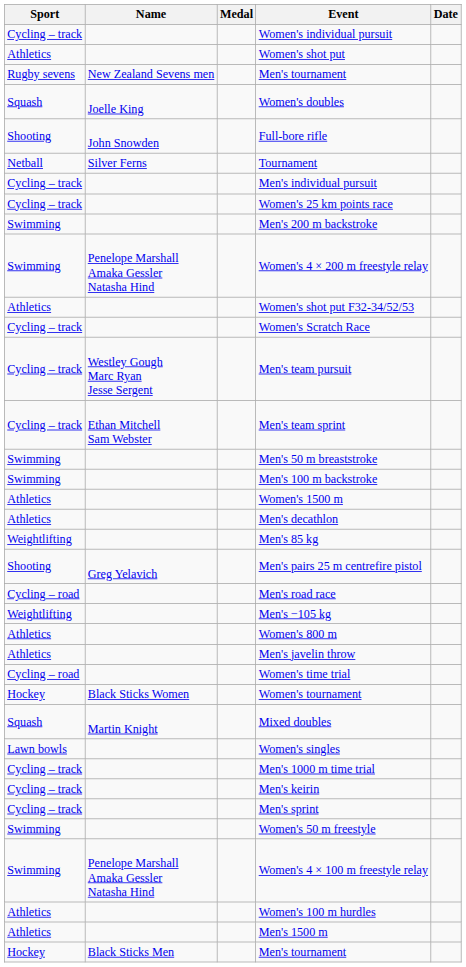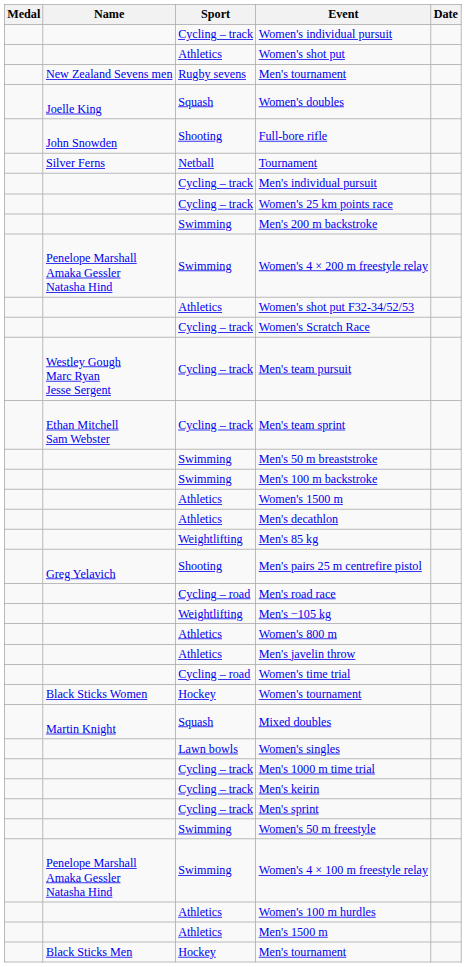columns swapped: (237, 14) <-> (45, 14)
